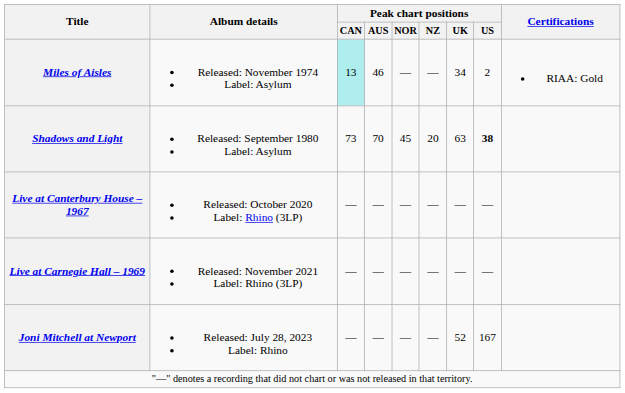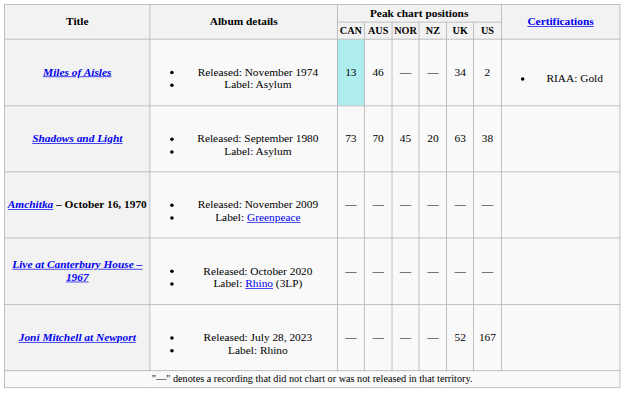(487, 138) bold -> (487, 138) normal
+ row: (77, 205)
- row: (77, 271)
